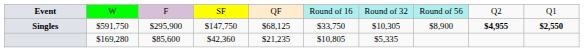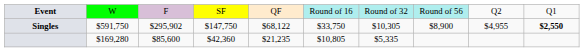(166, 26) $295,900 -> (166, 26) $295,902
(276, 26) $68,125 -> (276, 26) $68,122
(496, 26) bold -> (496, 26) normal
